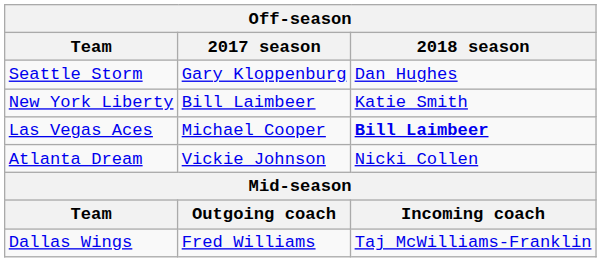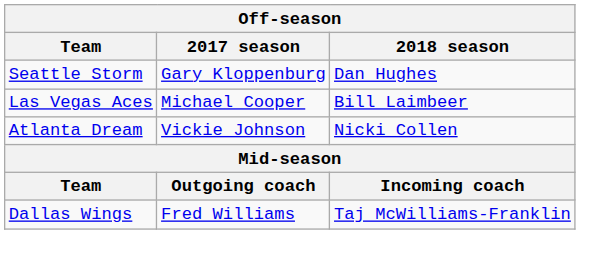- row: (91, 103)
(422, 131) bold -> (401, 103) normal
